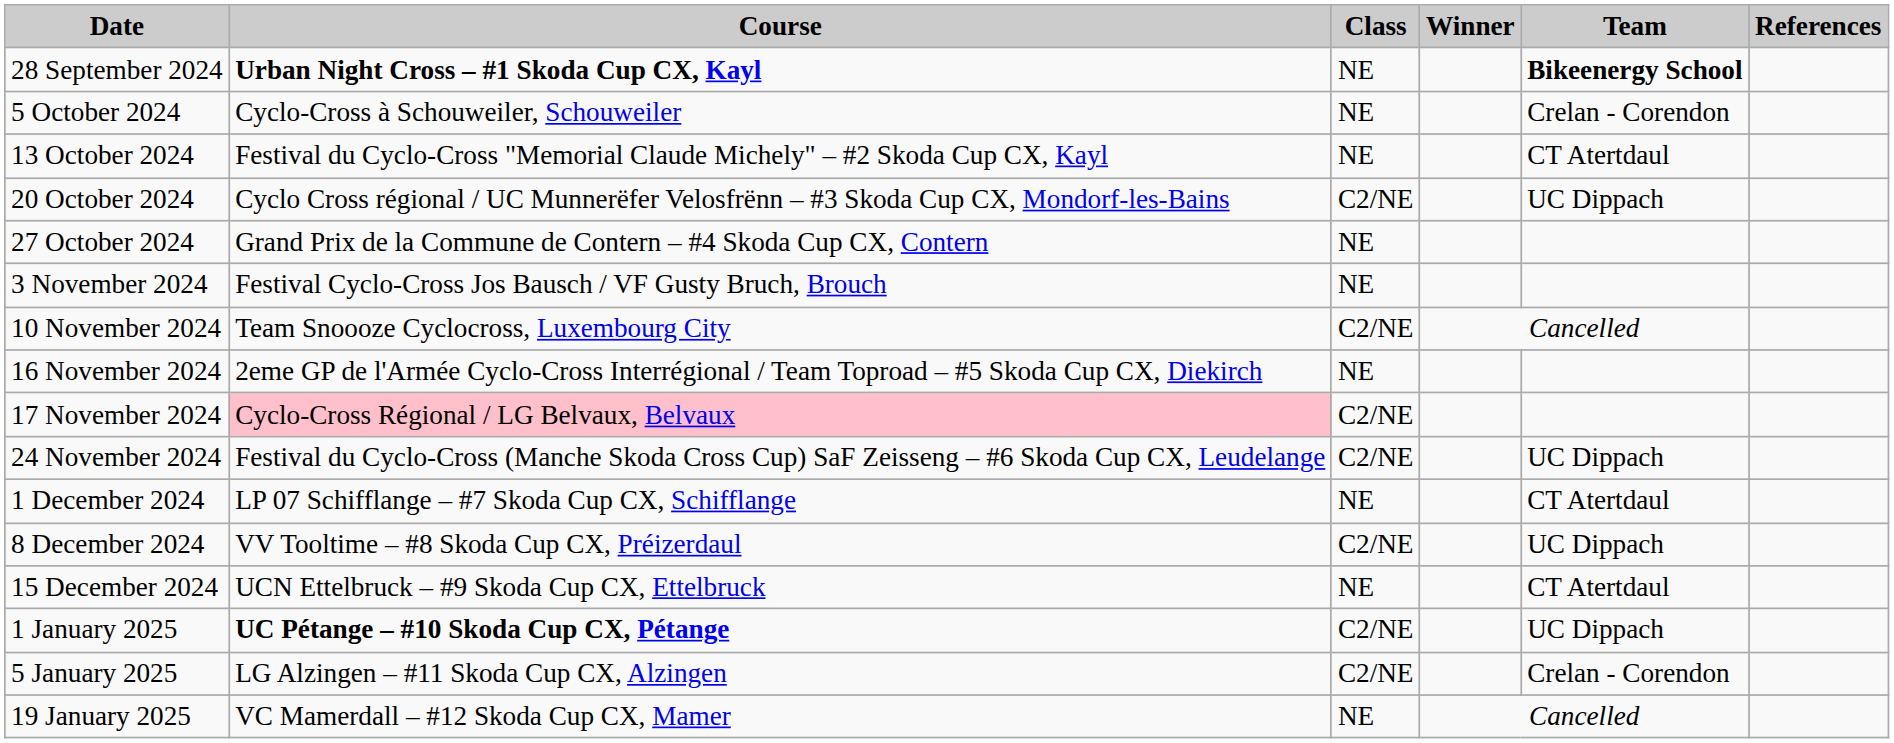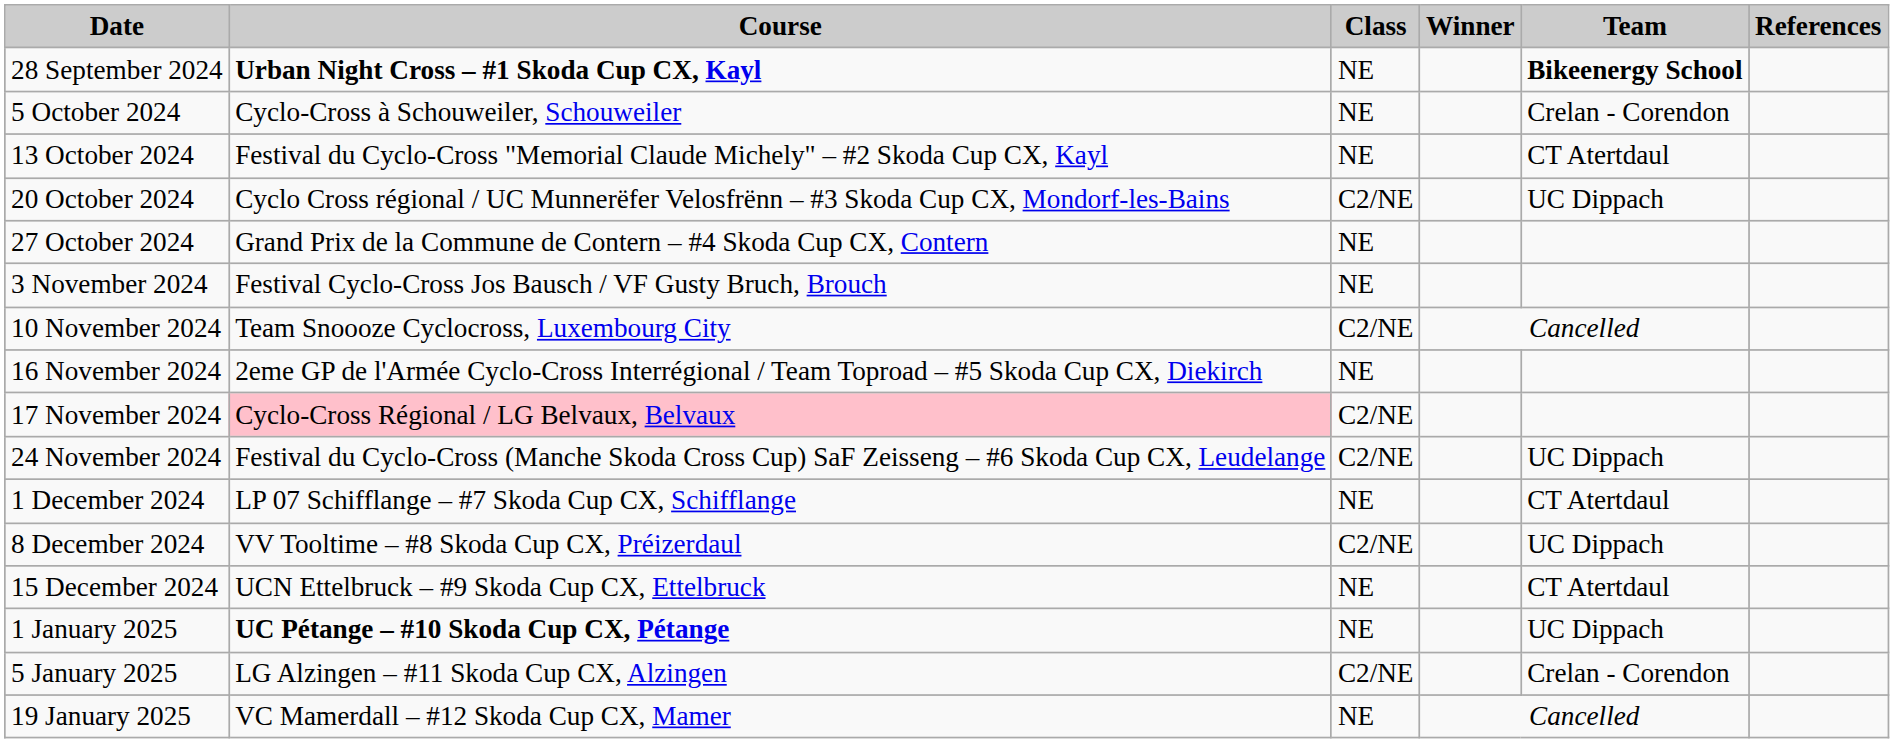(1376, 629) C2/NE -> (1356, 629) NE
